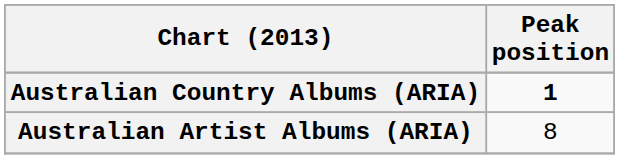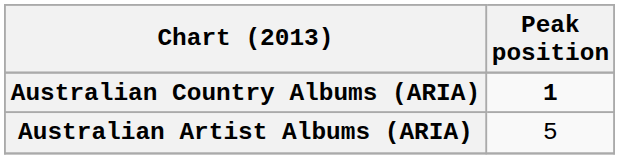(550, 133) 8 -> (550, 133) 5
